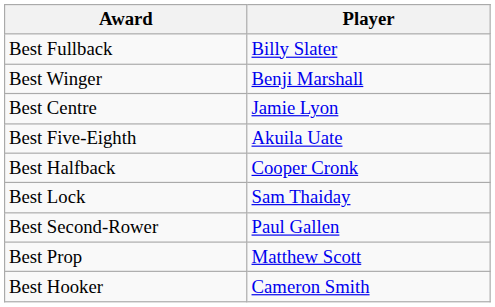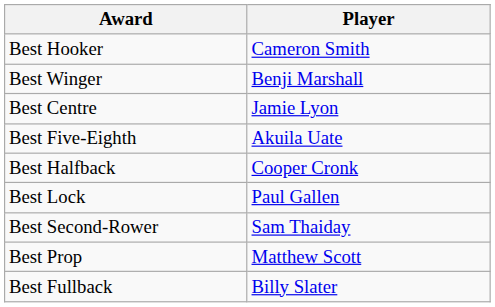rows swapped: (61, 49) <-> (56, 286)
(301, 197) Sam Thaiday -> (295, 197) Paul Gallen
(295, 227) Paul Gallen -> (301, 227) Sam Thaiday
